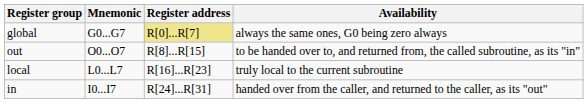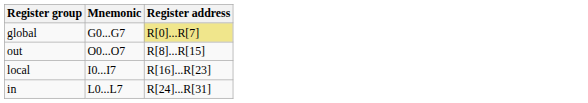- column: (408, 13)
(105, 70) L0...L7 -> (102, 70) I0...I7
(102, 88) I0...I7 -> (105, 88) L0...L7
